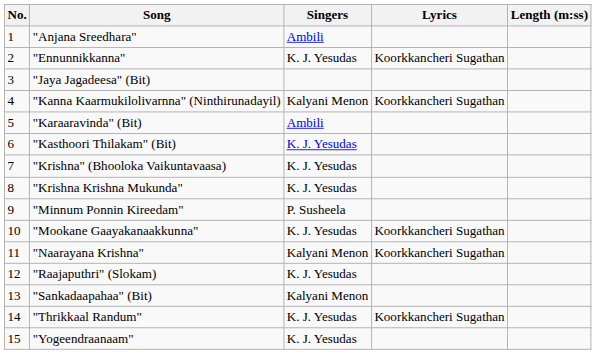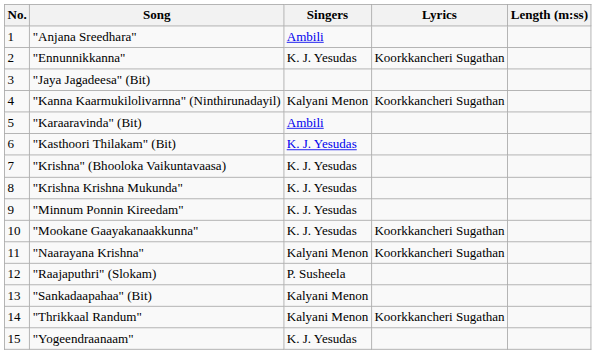(316, 209) P. Susheela -> (322, 209) K. J. Yesudas
(322, 274) K. J. Yesudas -> (316, 274) P. Susheela
(322, 317) K. J. Yesudas -> (328, 317) Kalyani Menon
